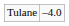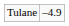(52, 12) –4.0 -> (52, 12) –4.9
